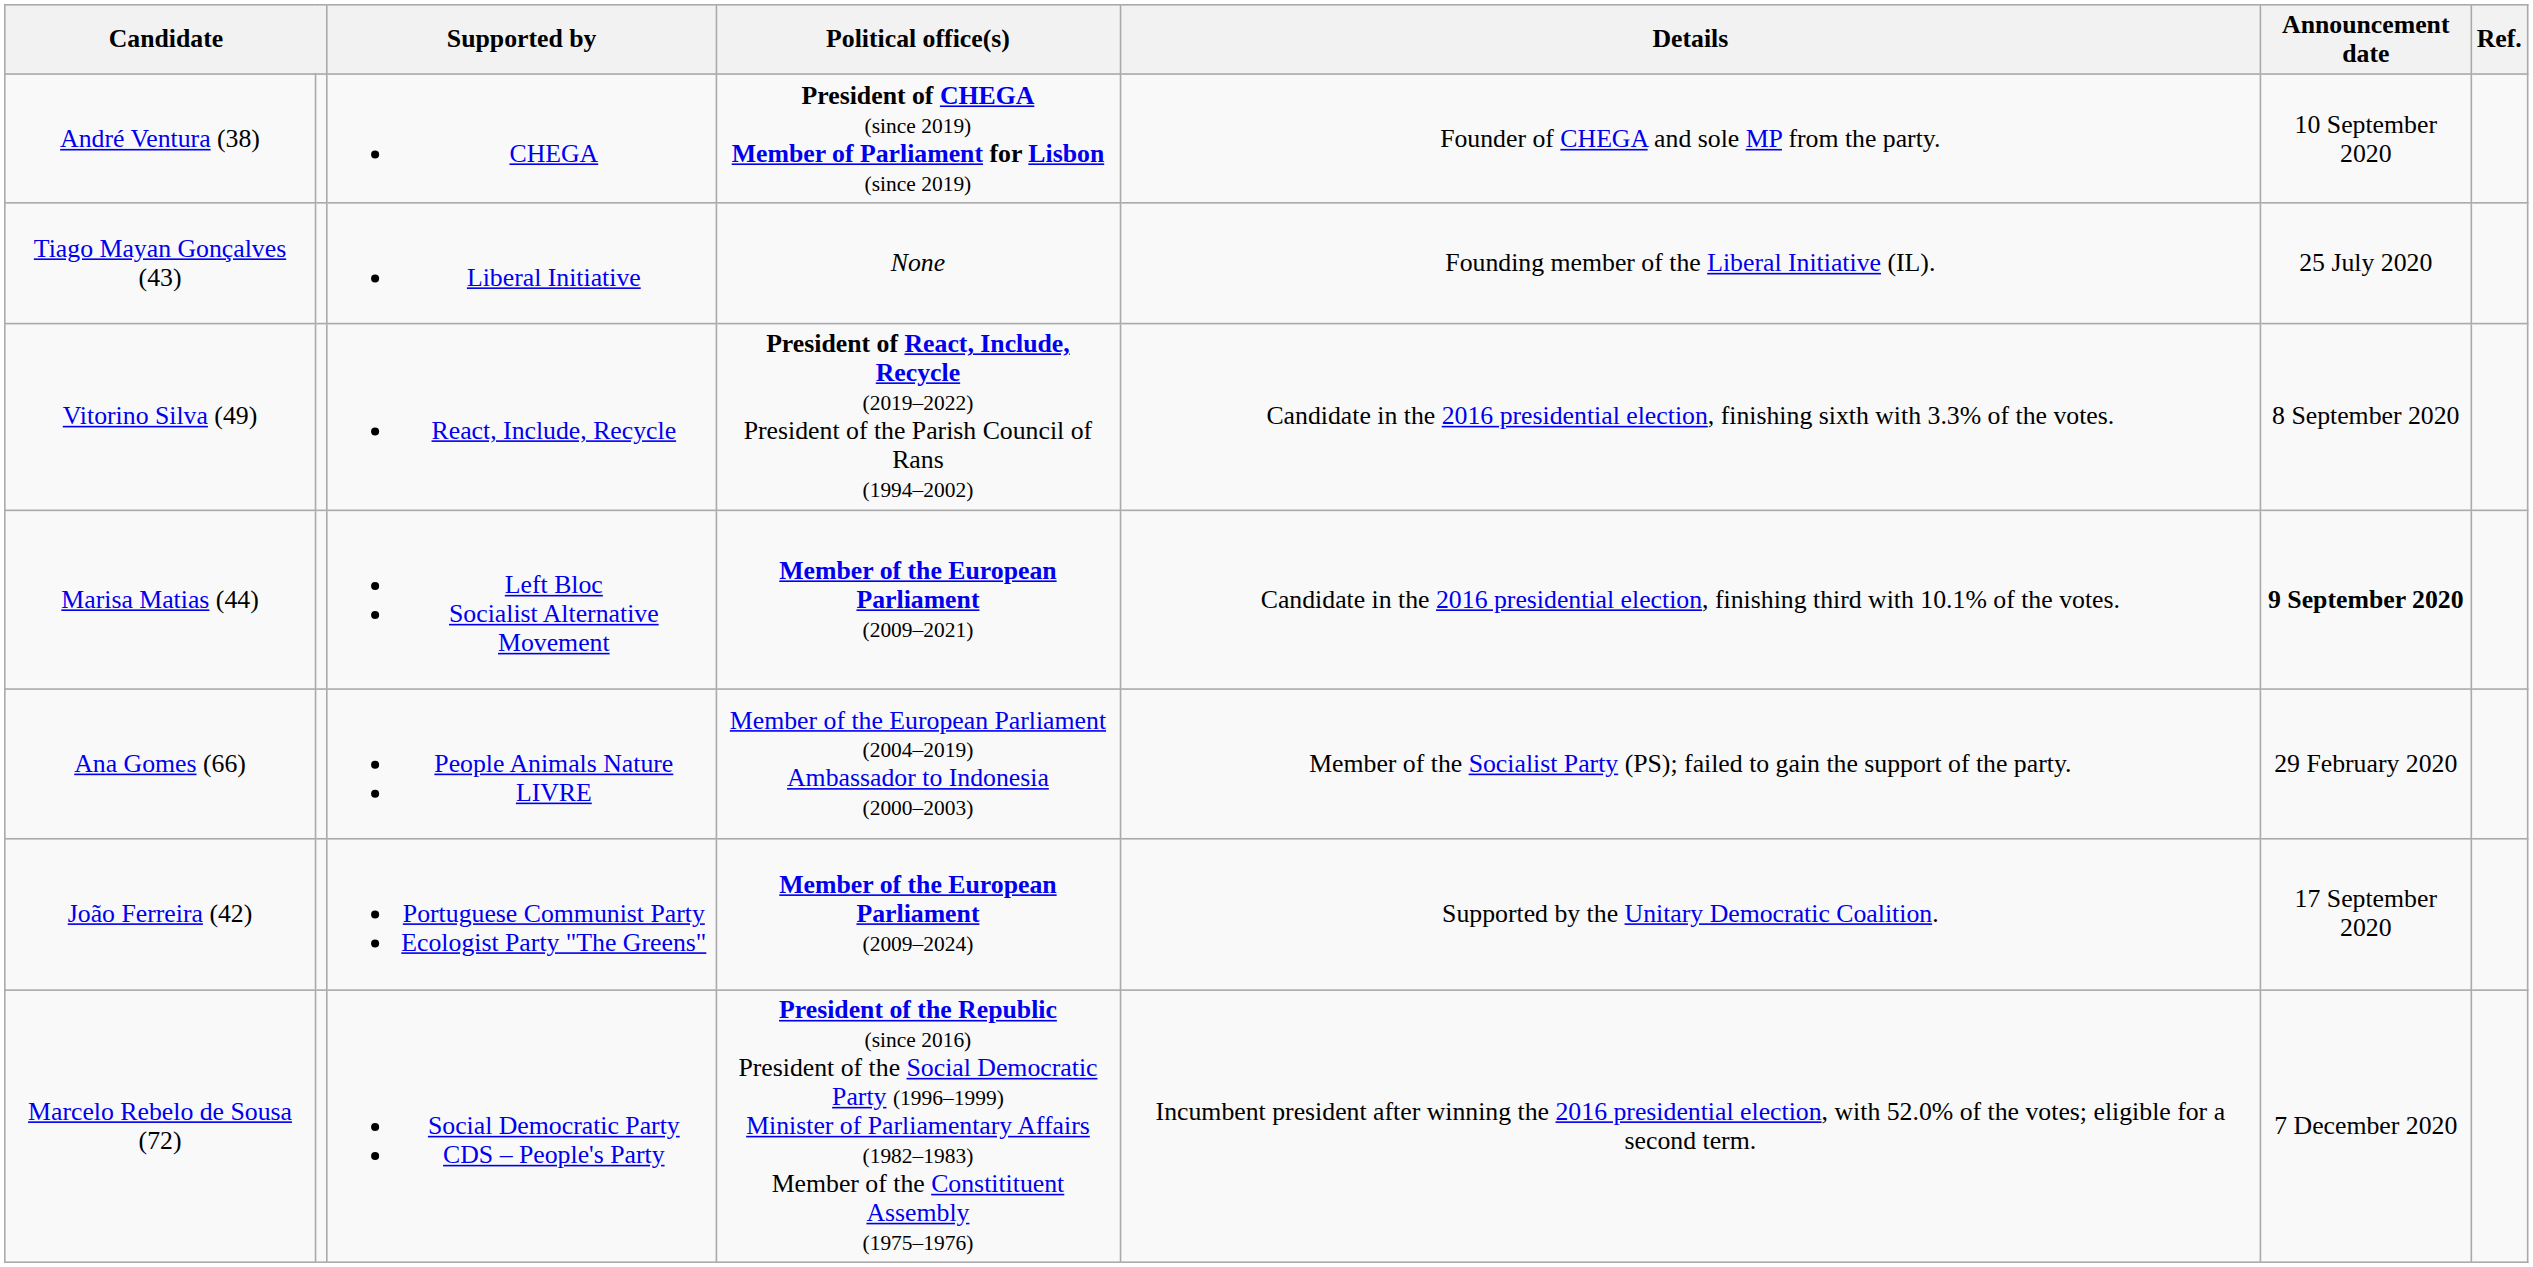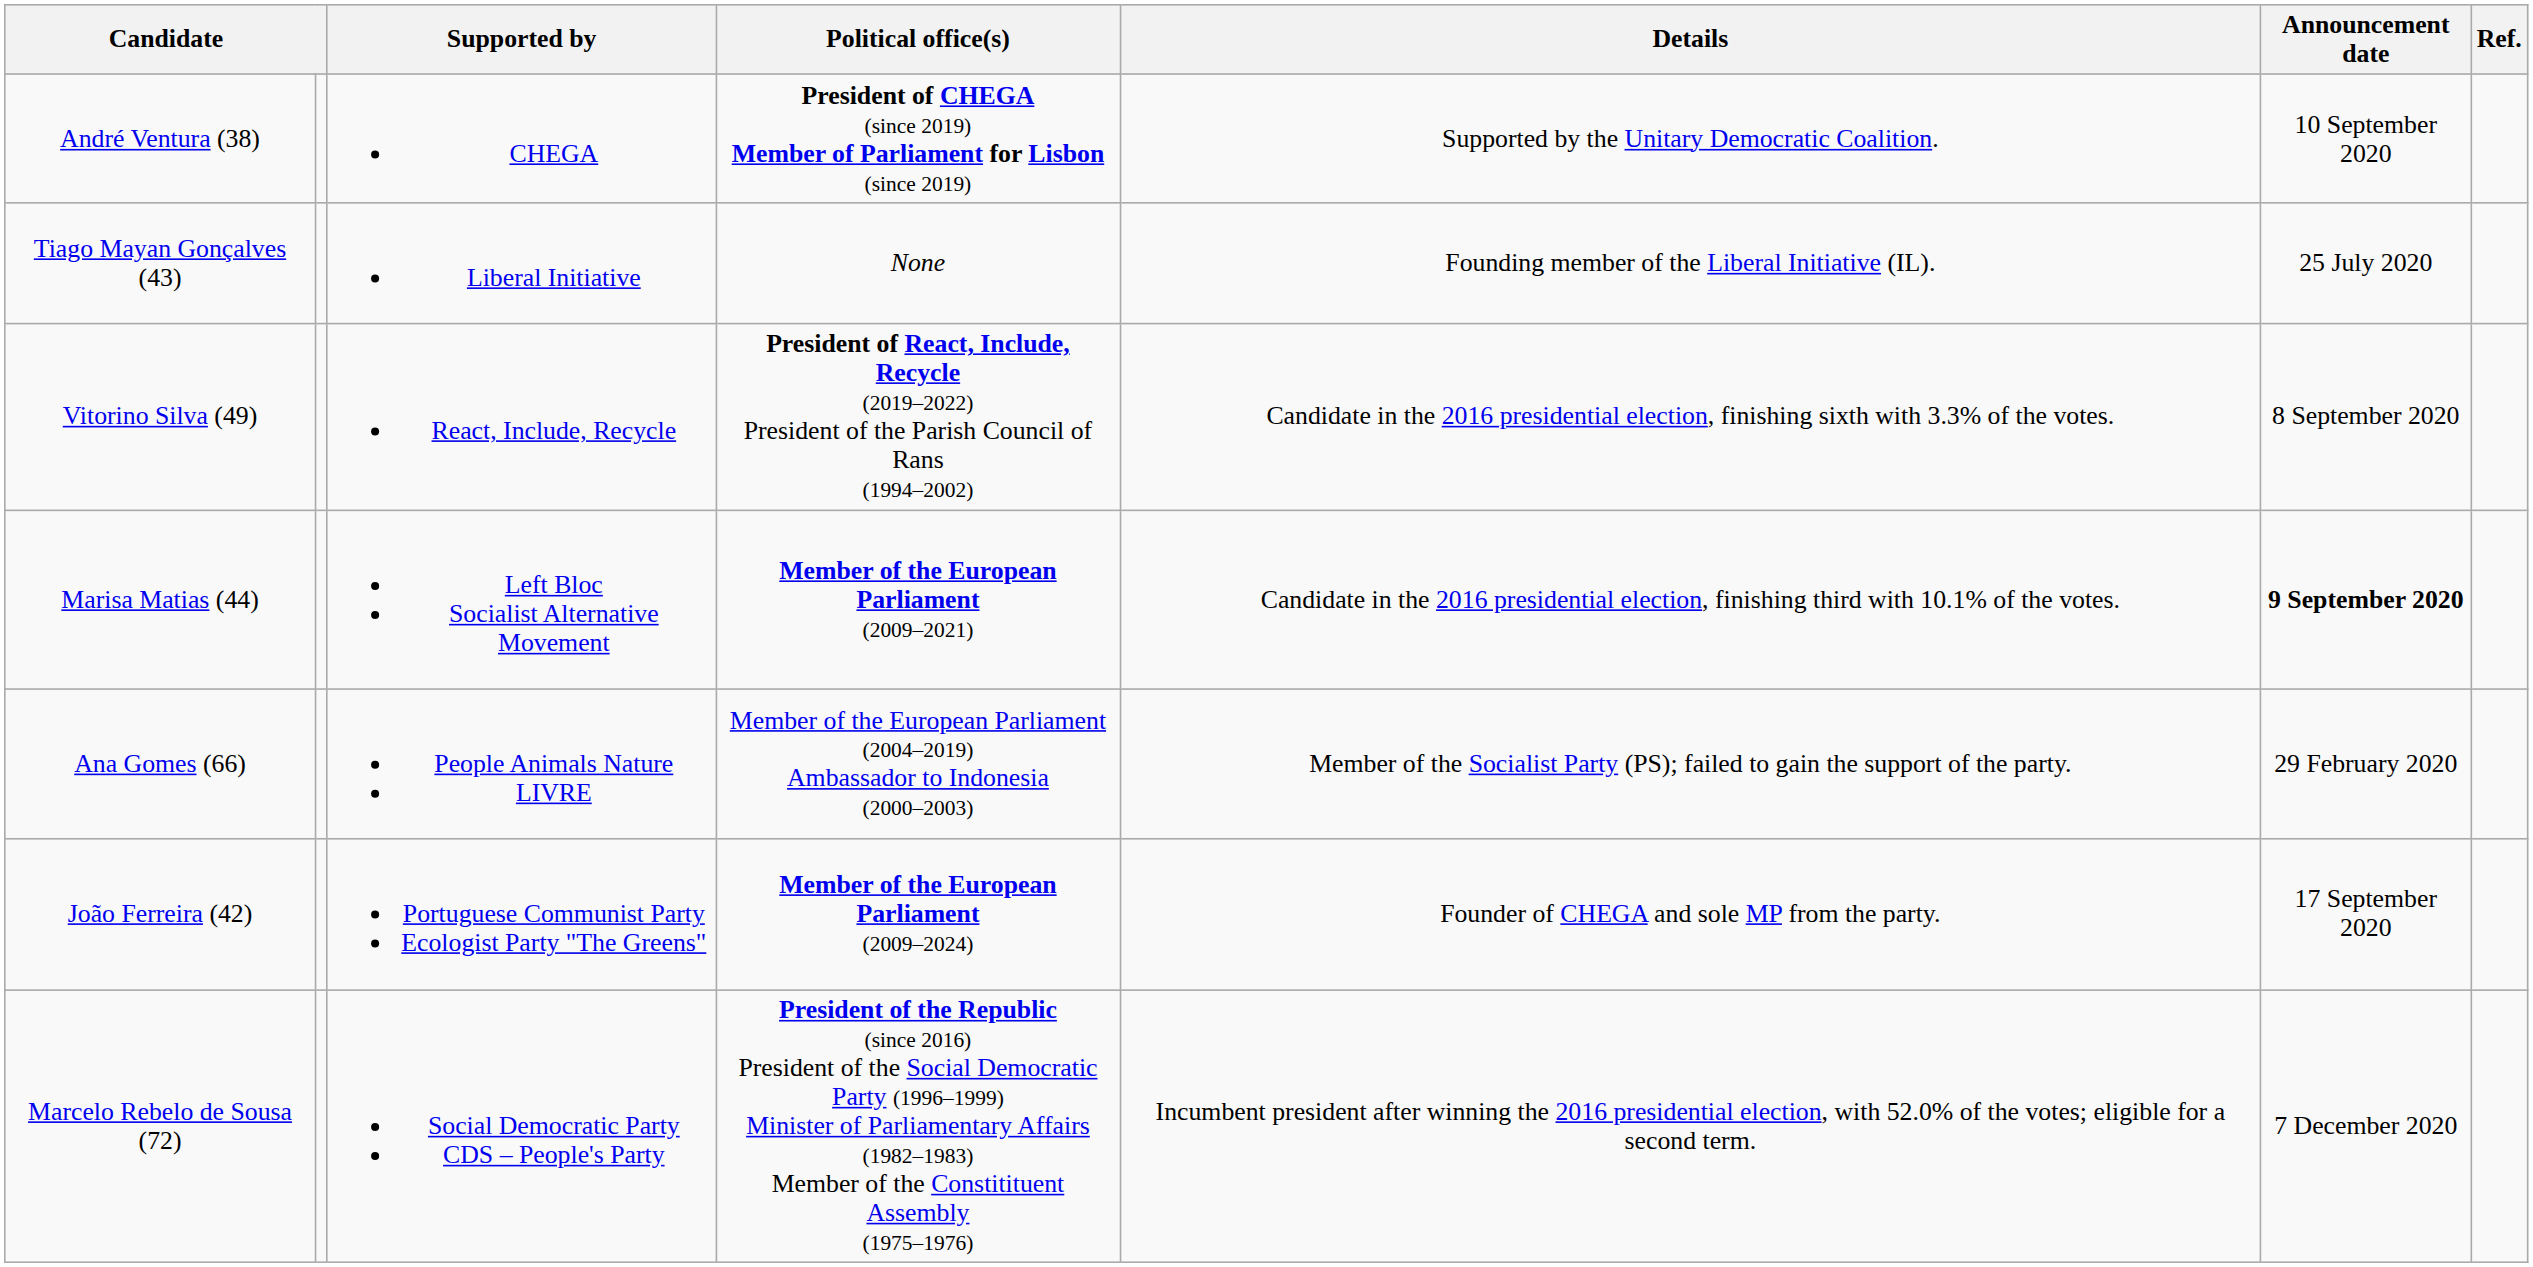(1690, 138) Founder of CHEGA and sole MP from the party. -> (1690, 138) Supported by the Unitary Democratic Coalition.
(1690, 914) Supported by the Unitary Democratic Coalition. -> (1690, 914) Founder of CHEGA and sole MP from the party.
